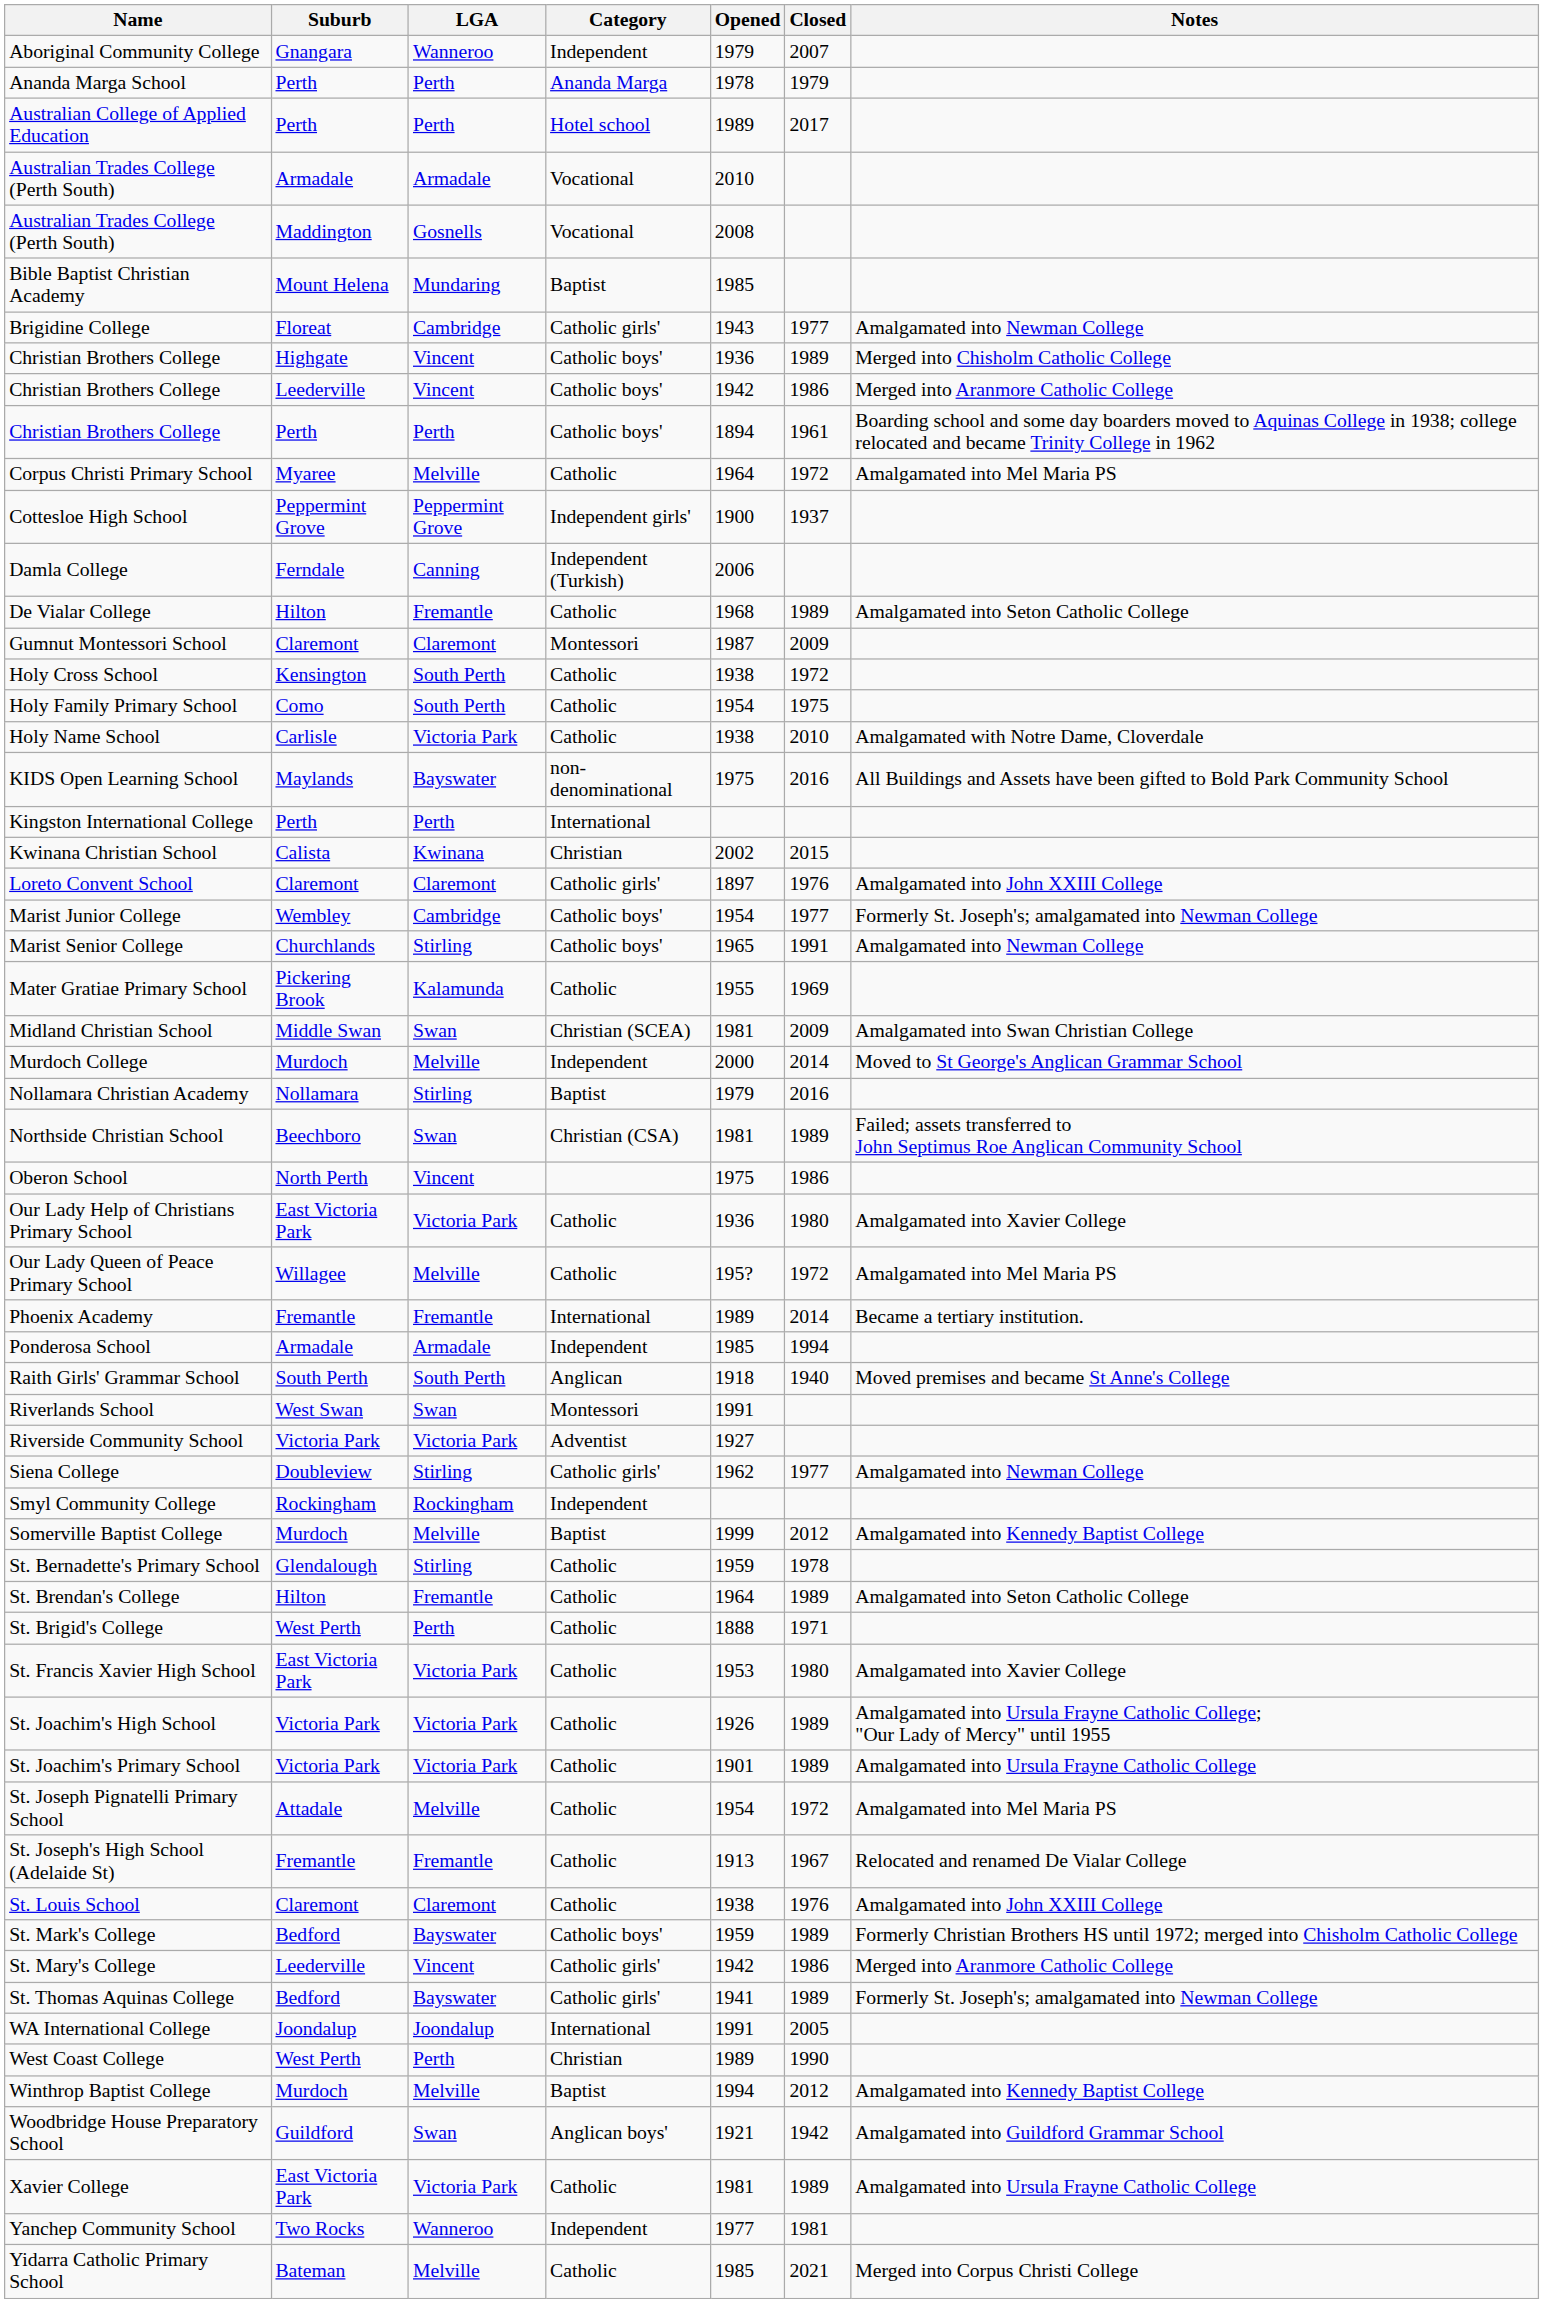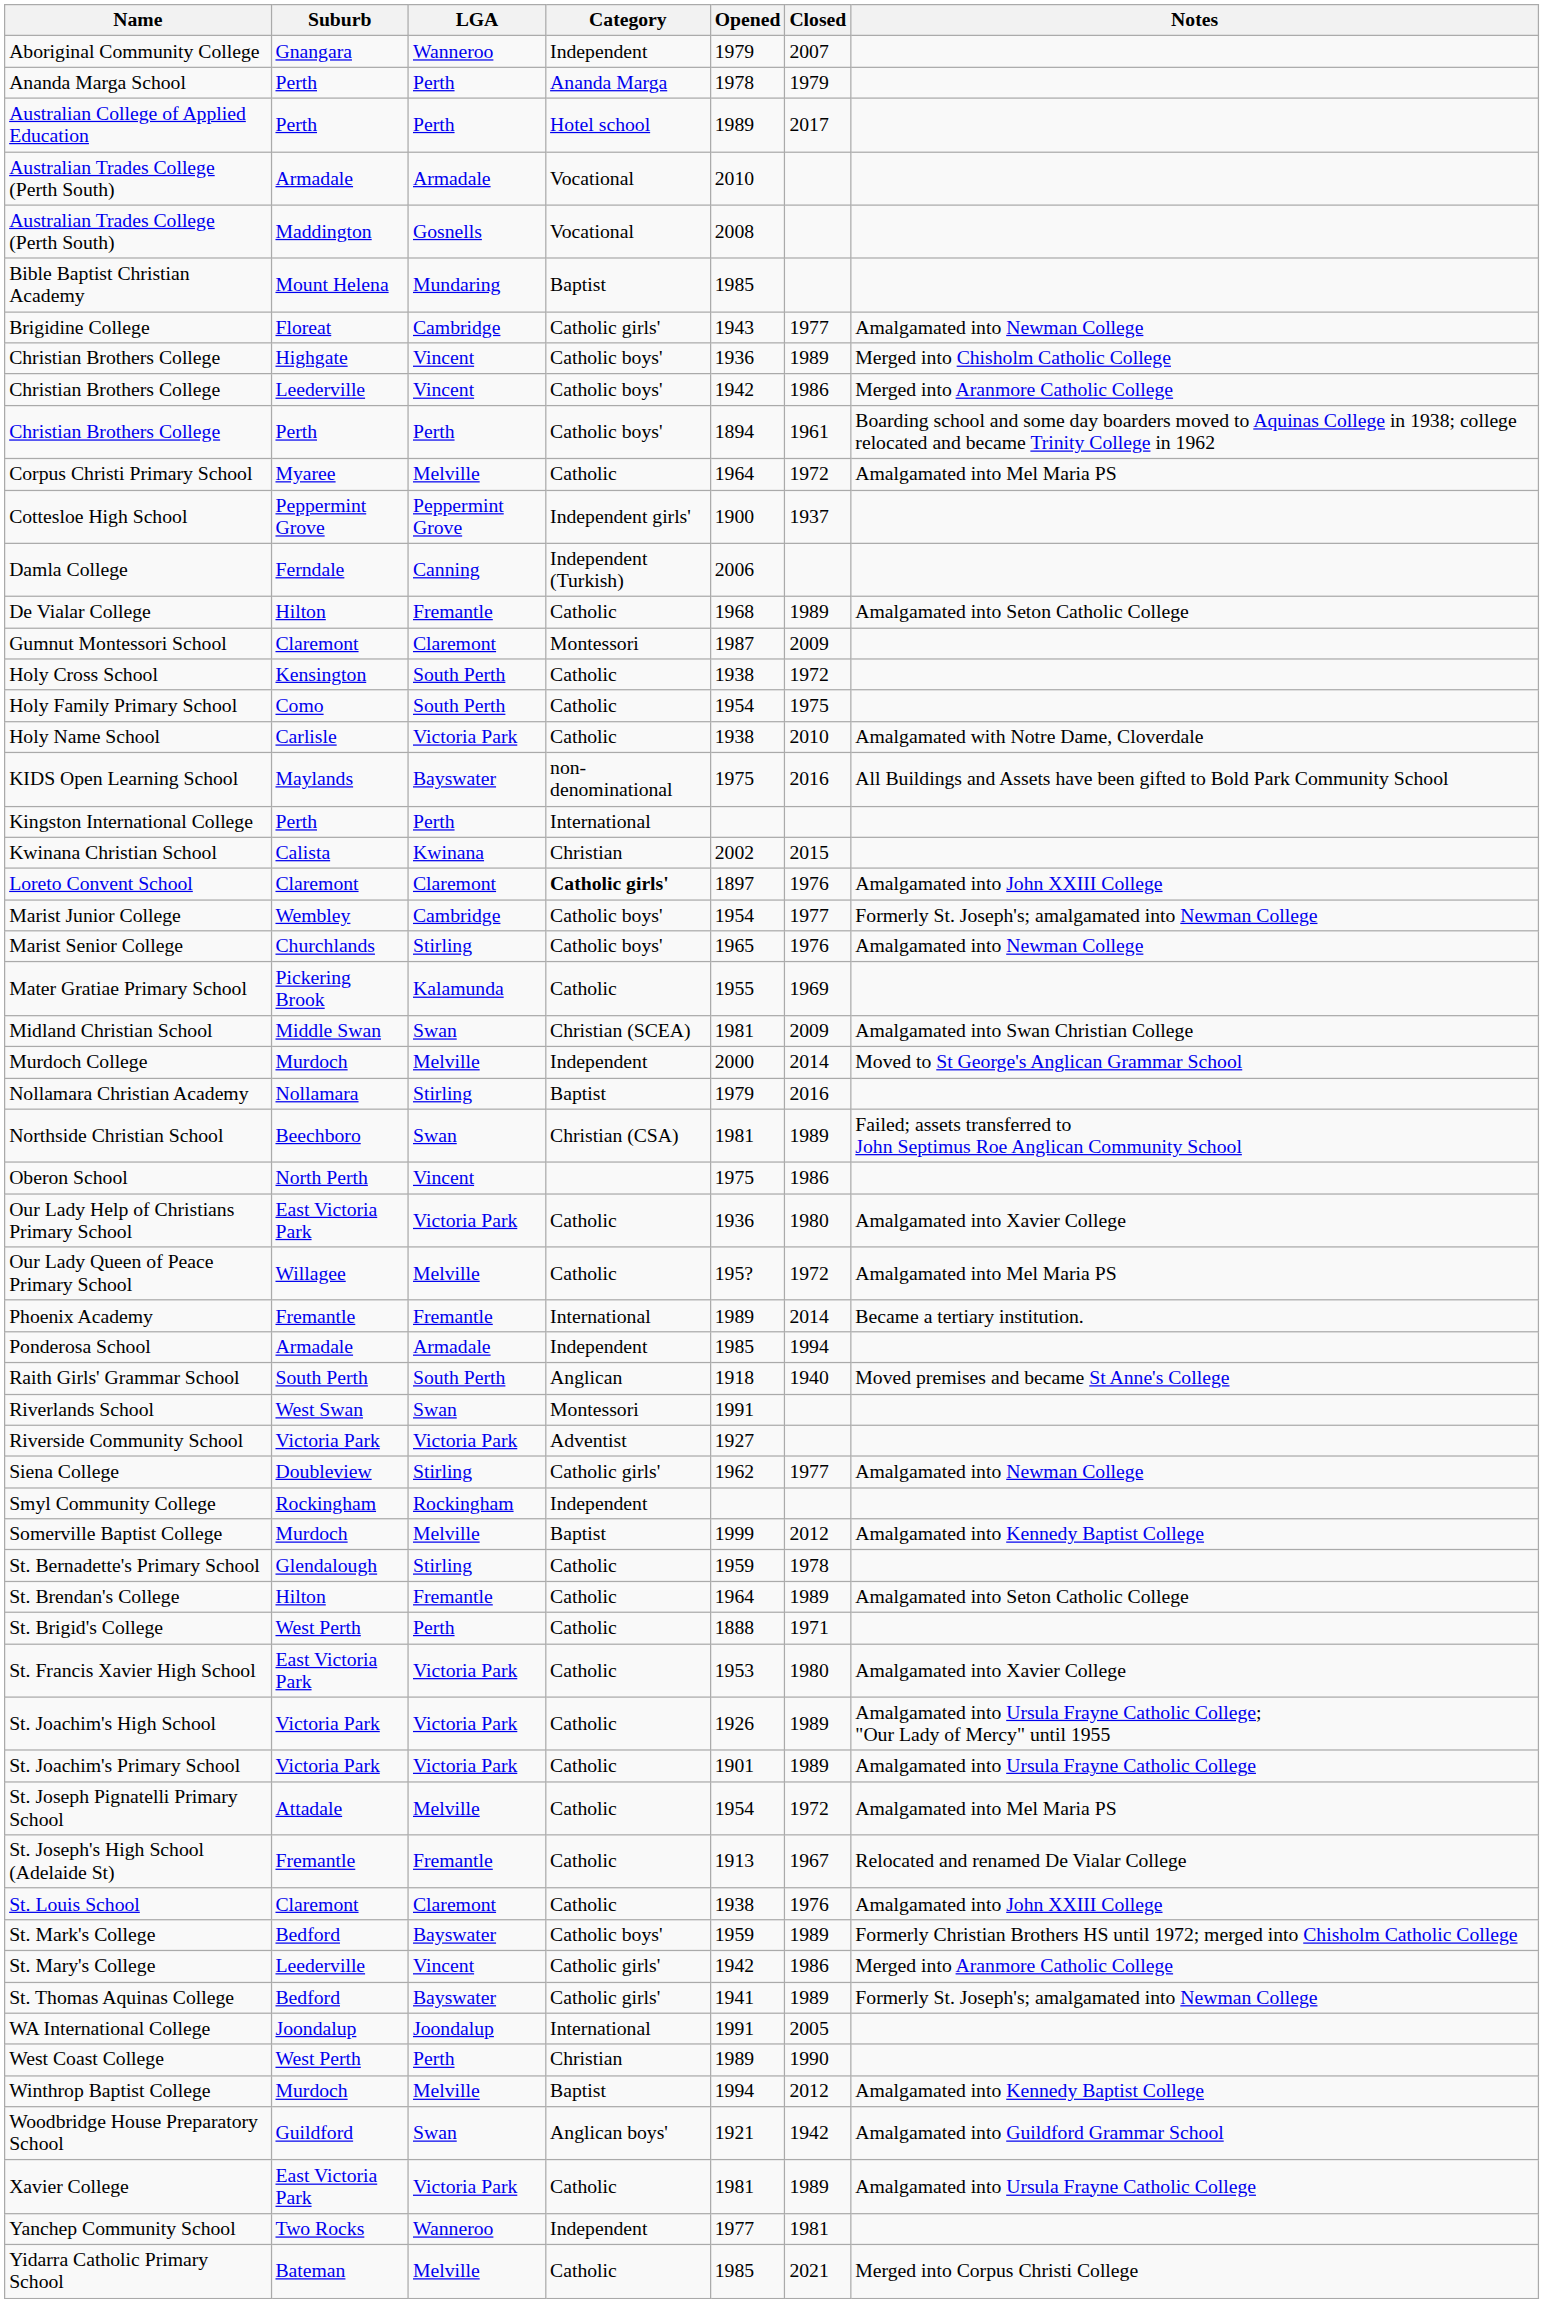(605, 883) normal -> (609, 883) bold
(809, 946) 1991 -> (809, 946) 1976
